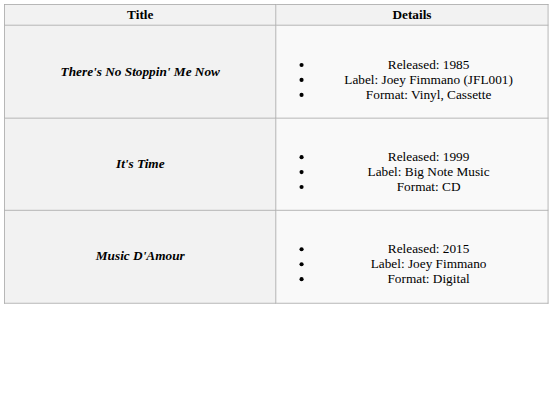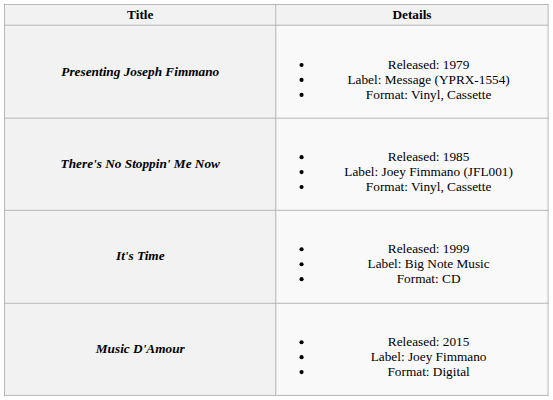+ row: (140, 71)
